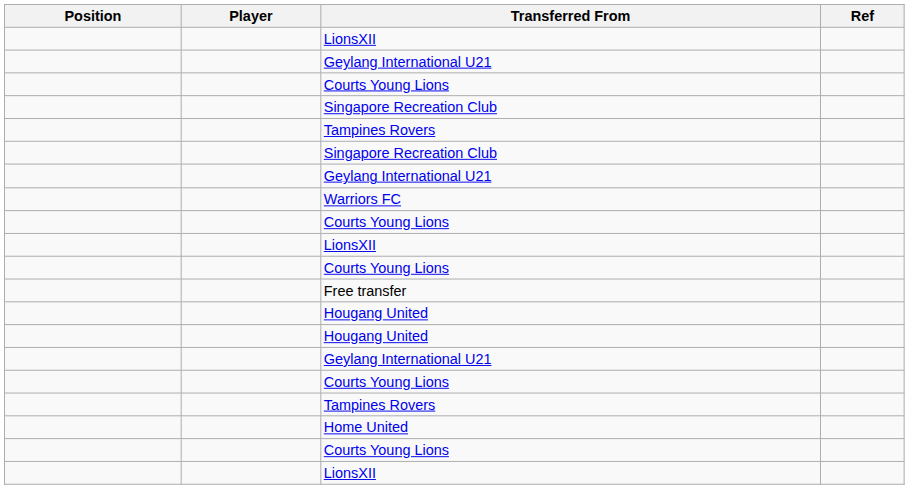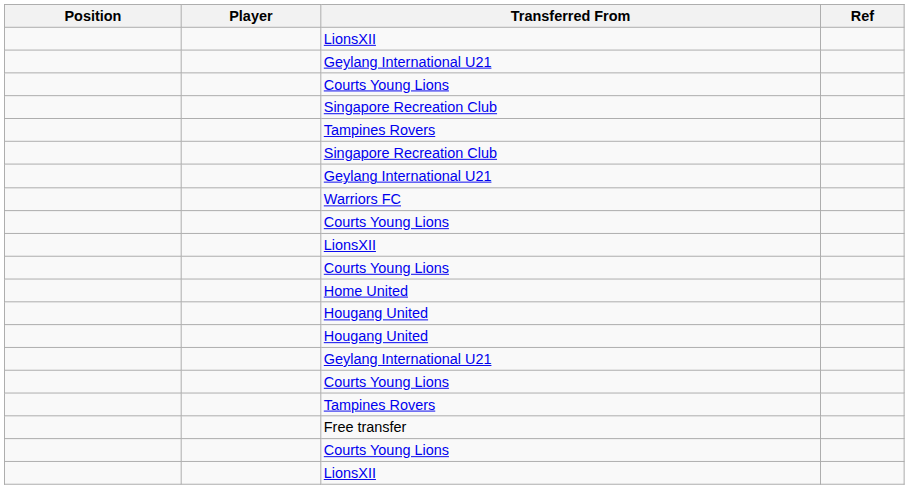rows swapped: (93, 428) <-> (93, 290)
